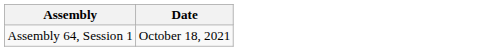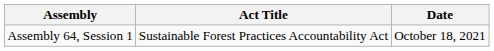+ column: (263, 14)
